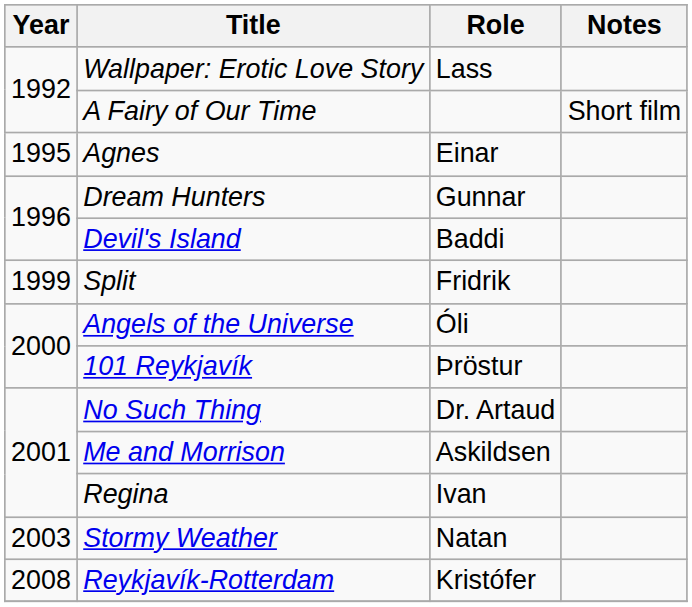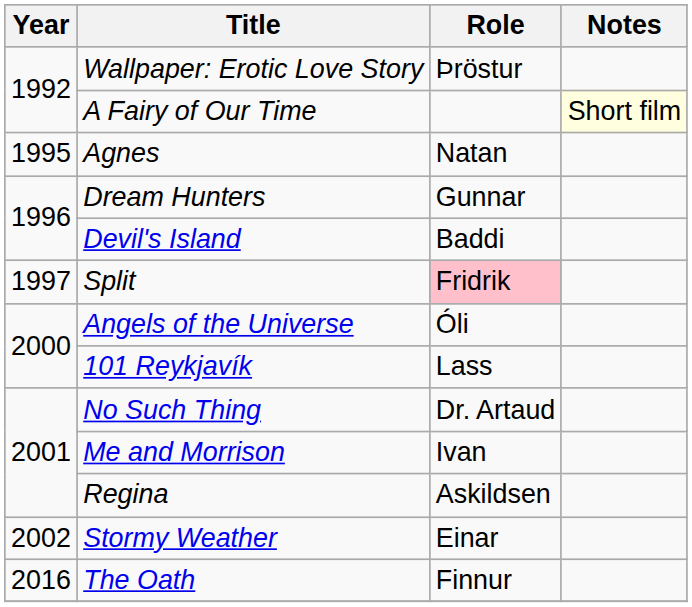(464, 68) Lass -> (479, 68) Þröstur
(624, 111) no background -> (624, 111) lightyellow background
(467, 153) Einar -> (472, 153) Natan
(41, 281) 1999 -> (41, 281) 1997
(473, 281) no background -> (473, 281) pink background
(479, 366) Þröstur -> (464, 366) Lass
(493, 452) Askildsen -> (461, 452) Ivan
(461, 494) Ivan -> (493, 494) Askildsen
(41, 537) 2003 -> (41, 537) 2002
(472, 537) Natan -> (467, 537) Einar
- row: (209, 580)
+ row: (139, 580)
